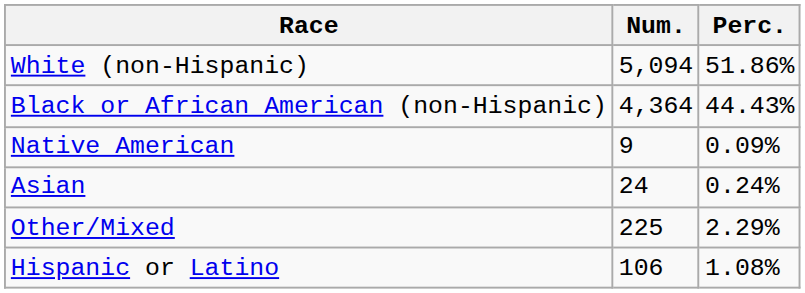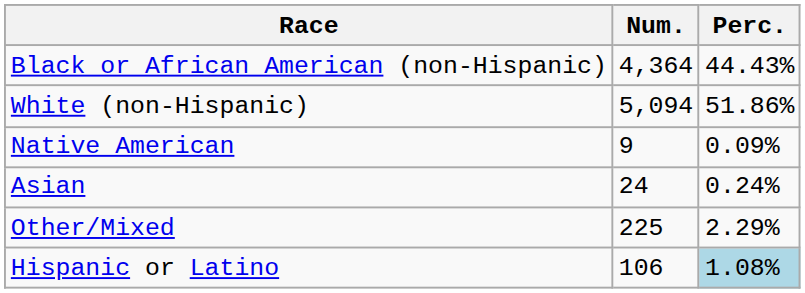rows swapped: (160, 66) <-> (309, 106)
(742, 268) no background -> (742, 268) lightblue background
